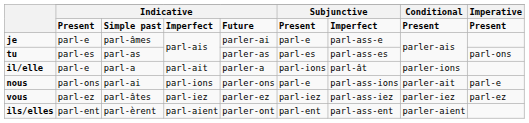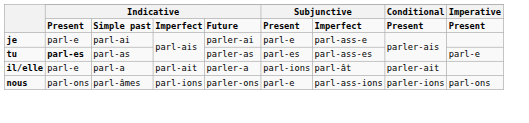(127, 40) parl-âmes -> (112, 40) parl-ai
(76, 54) normal -> (66, 54) bold
(491, 54) parl-ons -> (464, 54) parl-e
(431, 68) parler-ions -> (413, 68) parler-ait
(122, 82) parl-ai -> (117, 82) parl-âmes
(429, 82) parler-ait -> (416, 82) parler-ions
(485, 82) parl-e -> (470, 82) parl-ons
- row: (17, 97)
- row: (30, 111)
